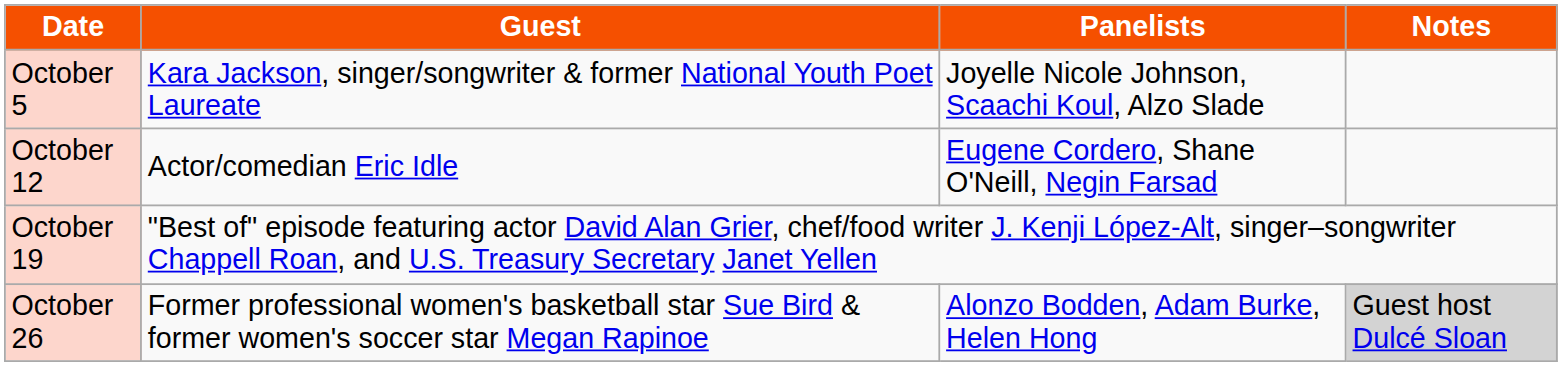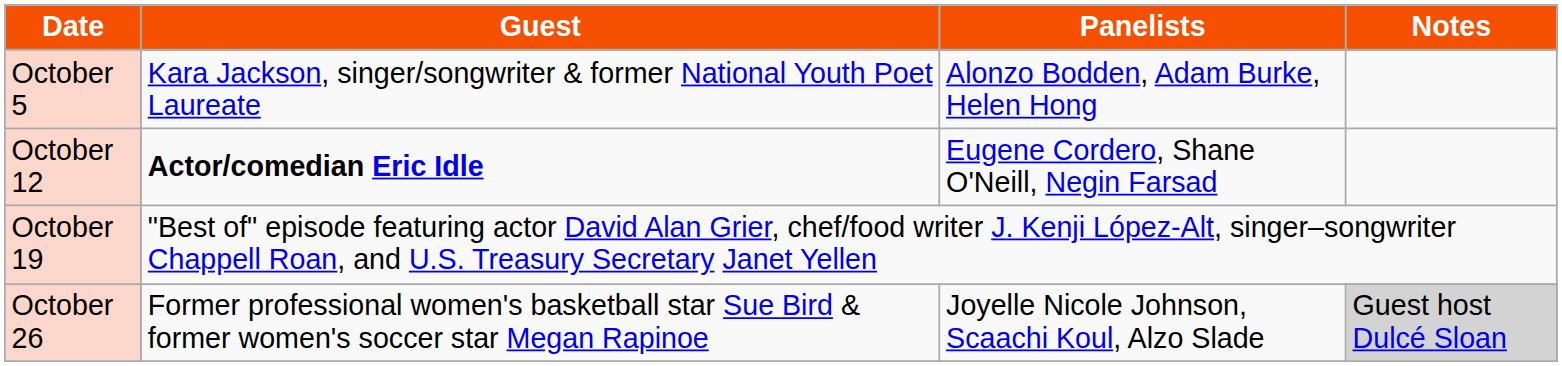(1105, 88) Joyelle Nicole Johnson, Scaachi Koul, Alzo Slade -> (1133, 88) Alonzo Bodden, Adam Burke, Helen Hong
(303, 166) normal -> (316, 166) bold
(1133, 321) Alonzo Bodden, Adam Burke, Helen Hong -> (1105, 321) Joyelle Nicole Johnson, Scaachi Koul, Alzo Slade
